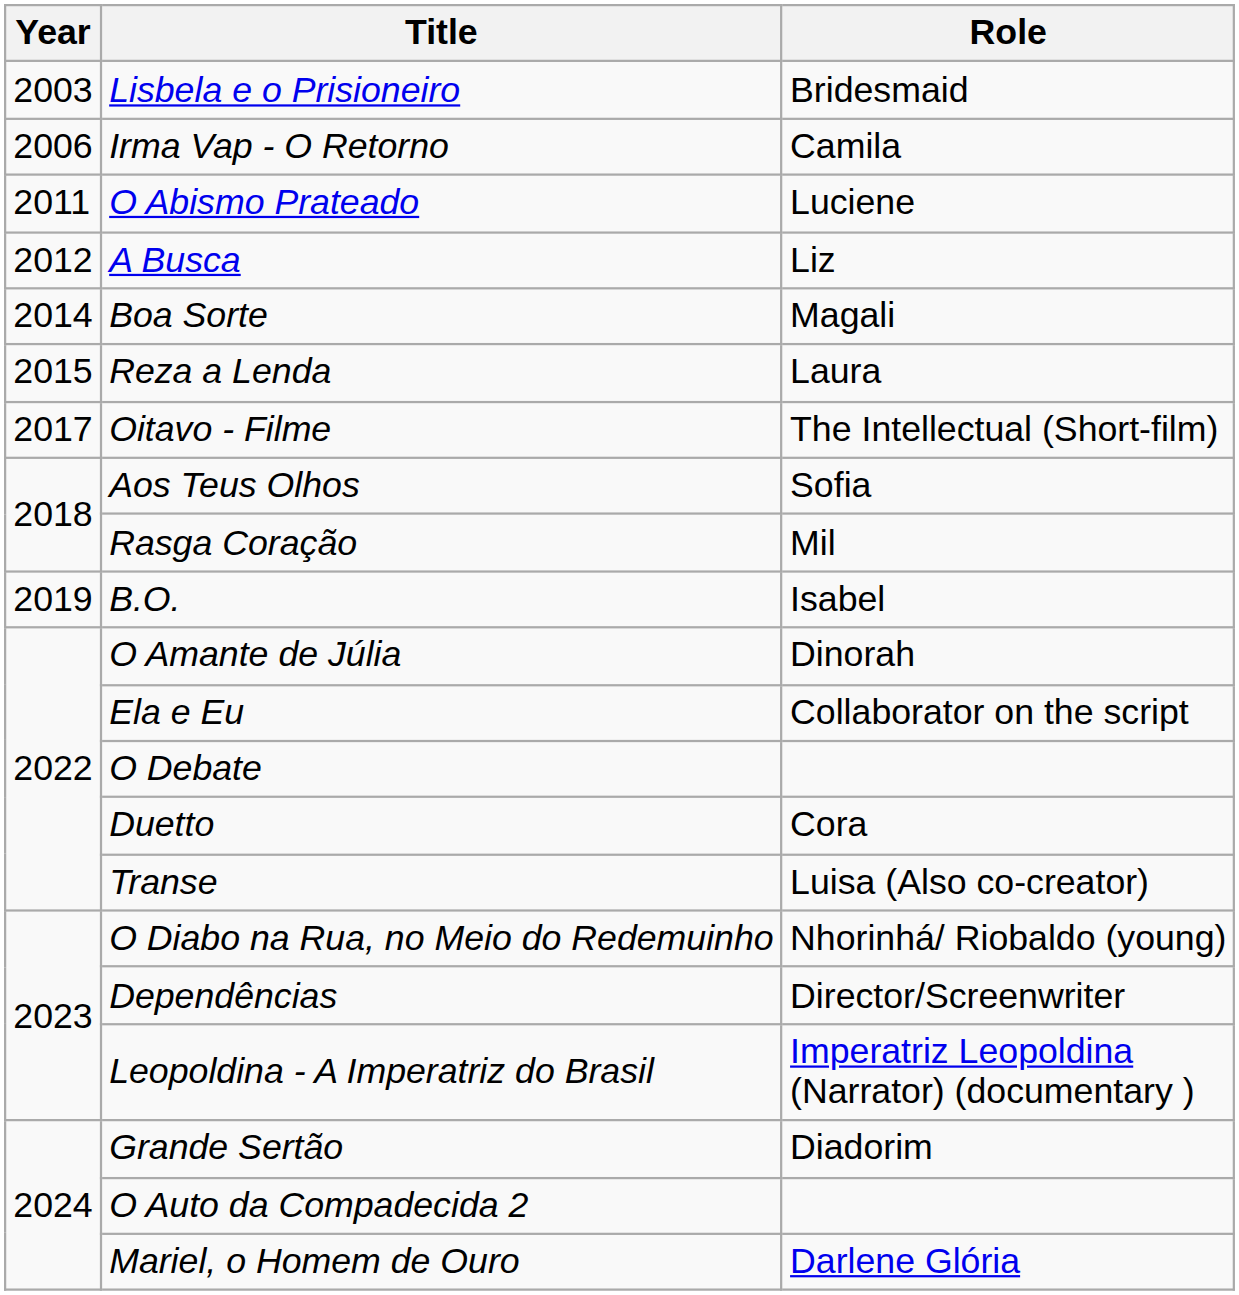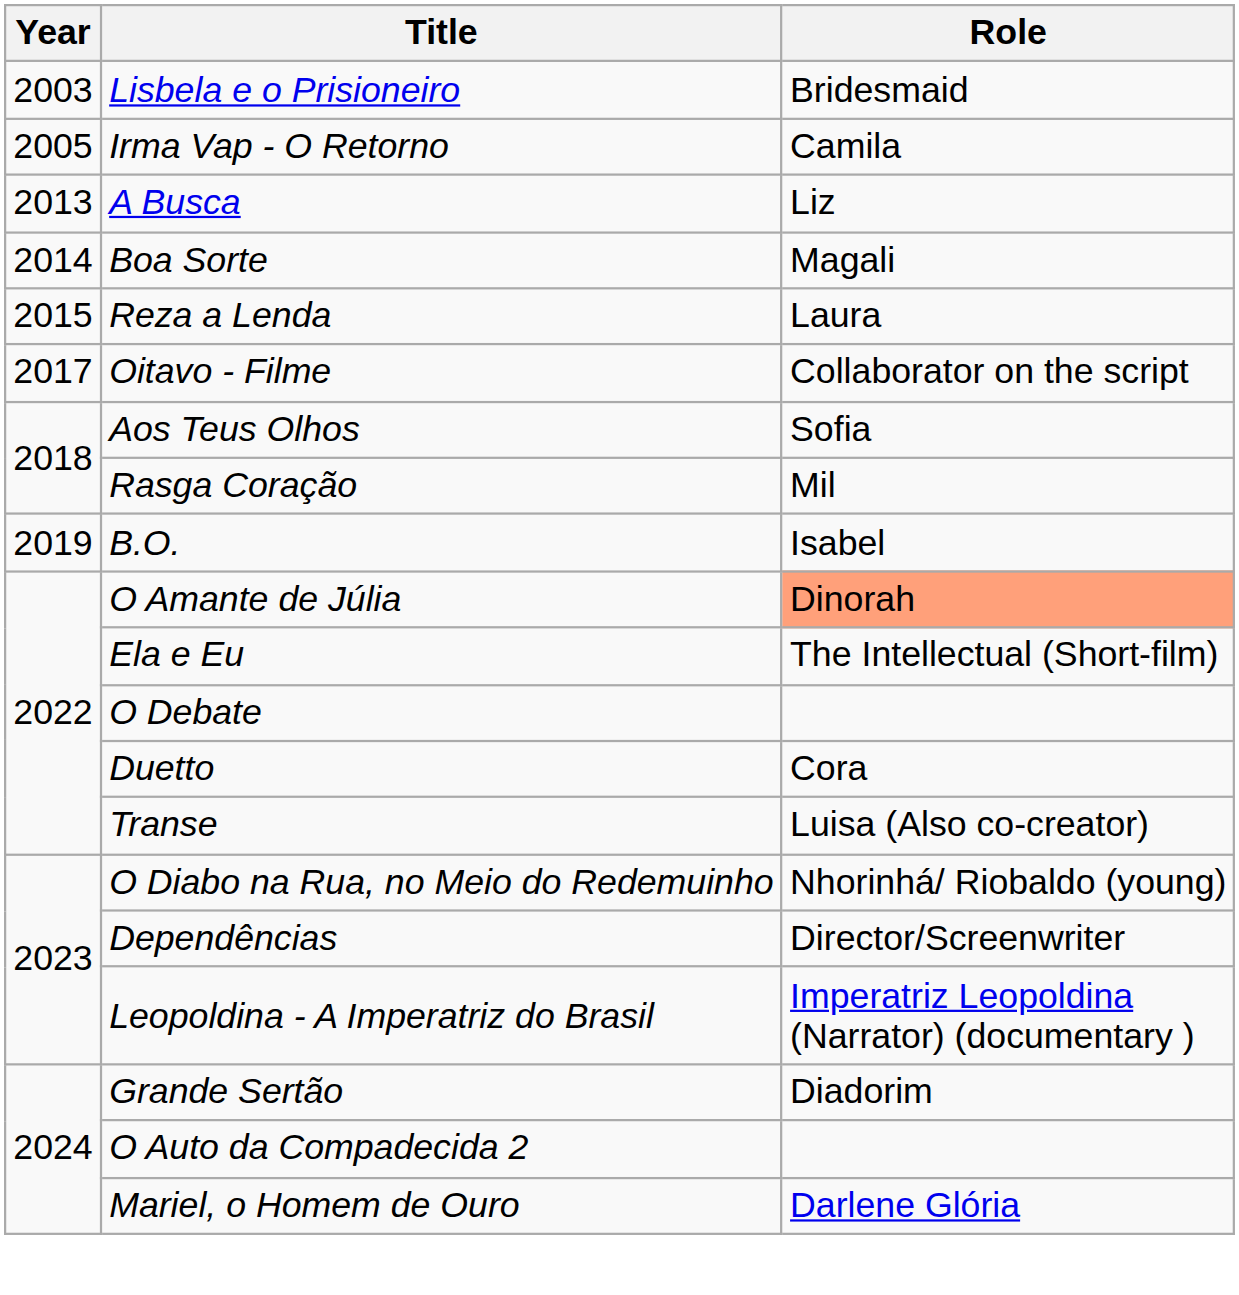(53, 145) 2006 -> (53, 145) 2005
- row: (264, 202)
(53, 259) 2012 -> (53, 202) 2013
(1004, 428) The Intellectual (Short-film) -> (989, 372) Collaborator on the script
(853, 655) no background -> (853, 598) lightsalmon background
(989, 711) Collaborator on the script -> (1004, 655) The Intellectual (Short-film)
